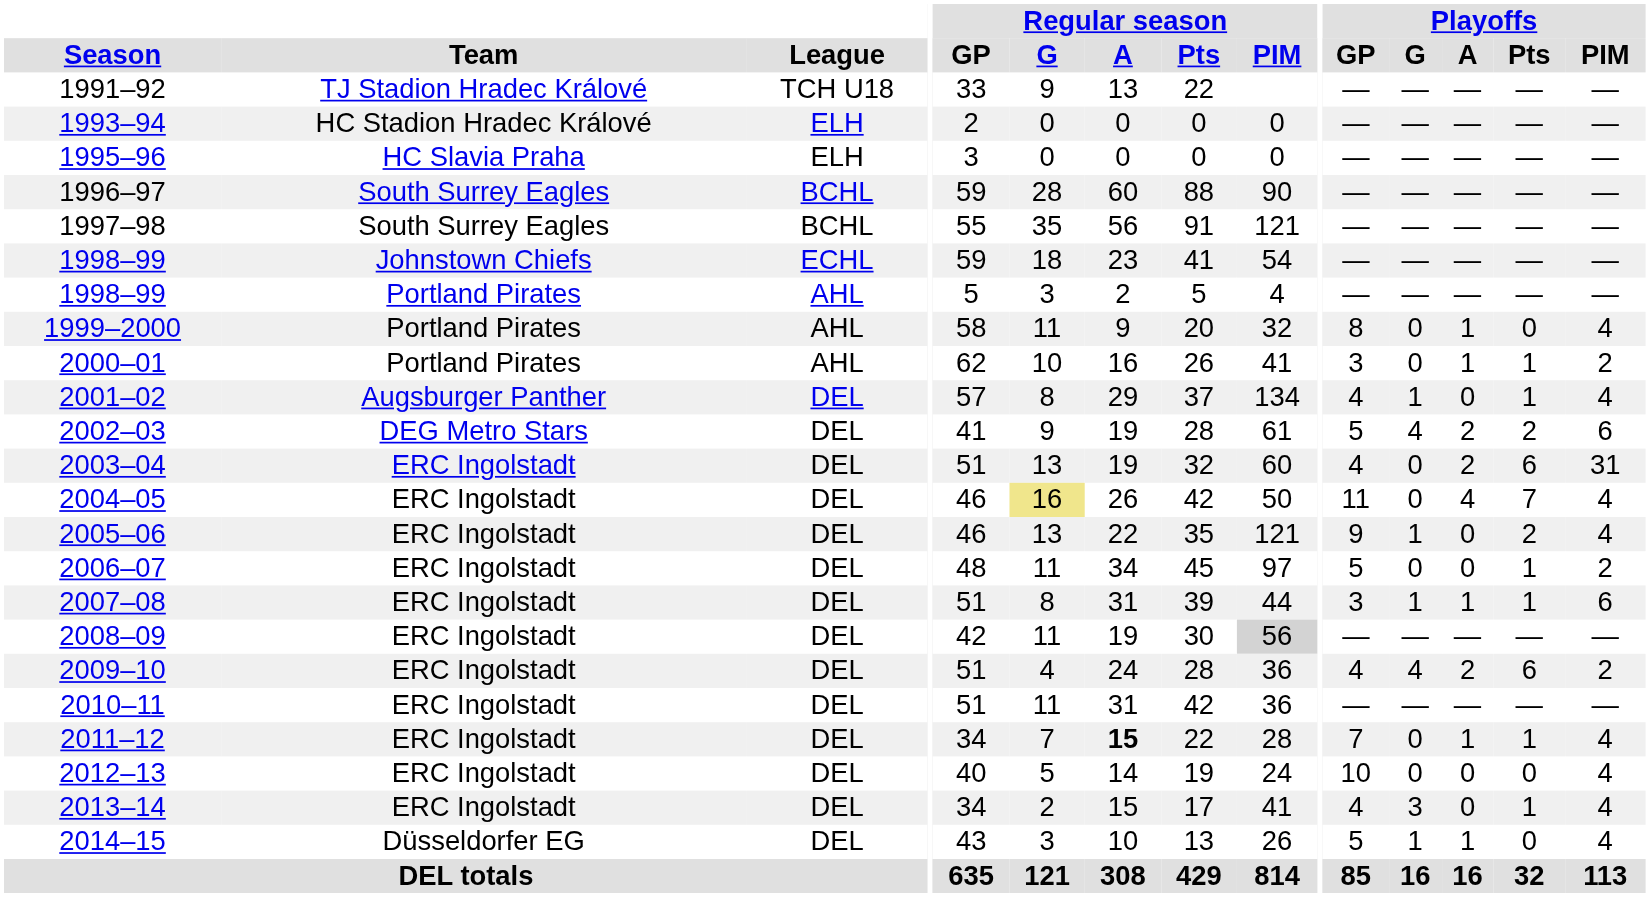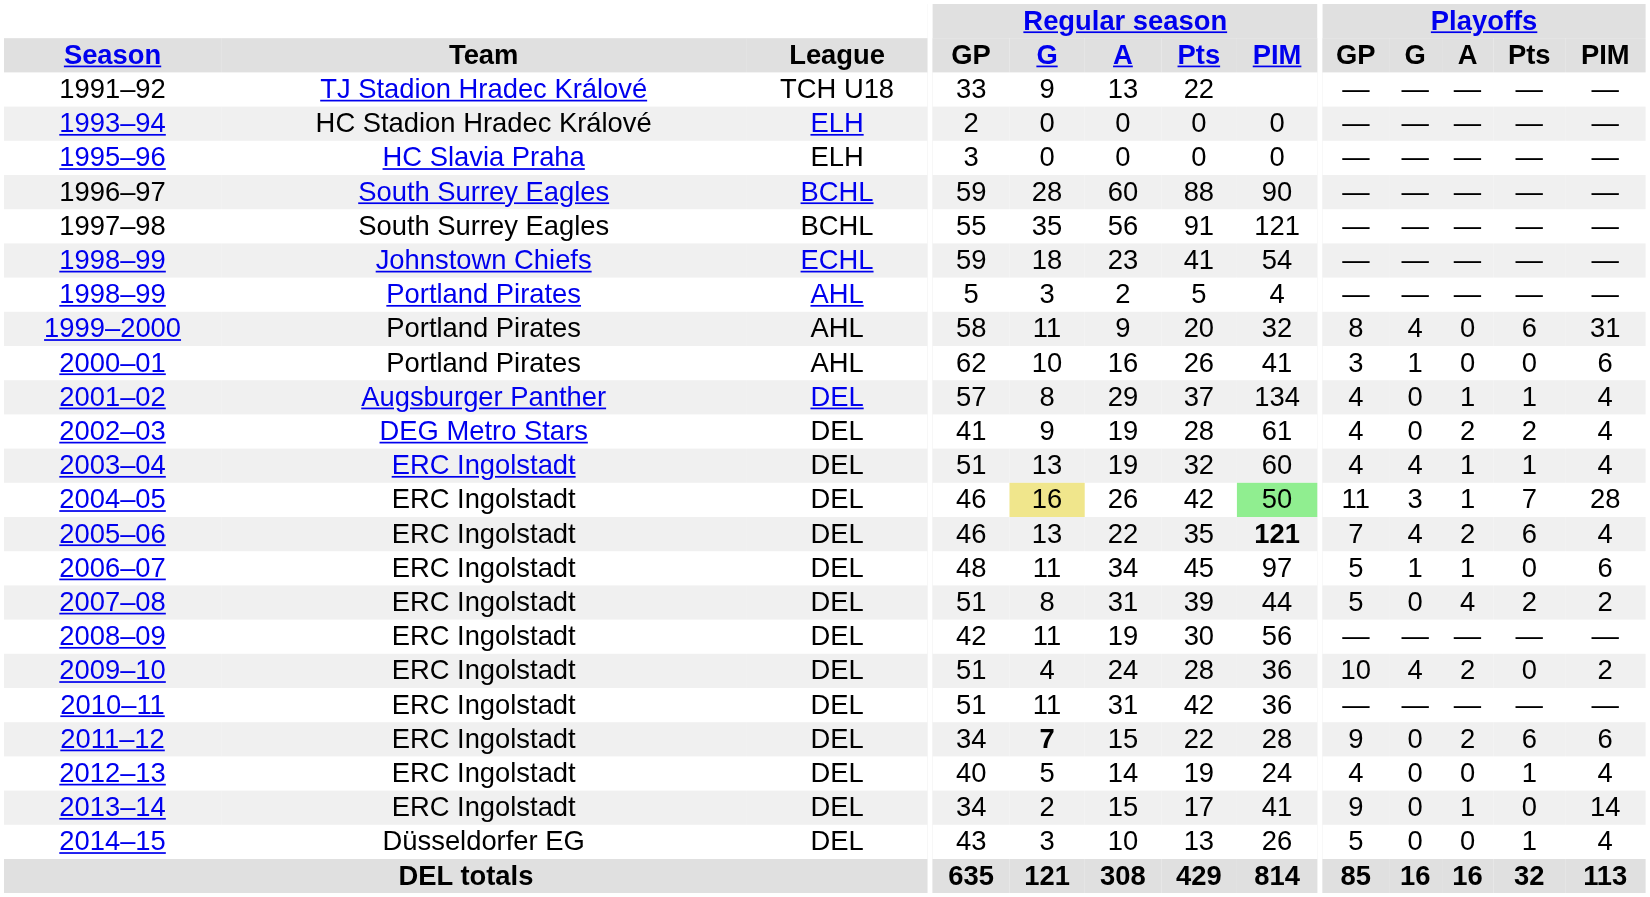(1415, 328) 0 -> (1415, 328) 4
(1468, 328) 1 -> (1468, 328) 0
(1529, 328) 0 -> (1529, 328) 6
(1605, 328) 4 -> (1605, 328) 31
(1415, 362) 0 -> (1415, 362) 1
(1468, 362) 1 -> (1468, 362) 0
(1529, 362) 1 -> (1529, 362) 0
(1605, 362) 2 -> (1605, 362) 6
(1415, 396) 1 -> (1415, 396) 0
(1468, 396) 0 -> (1468, 396) 1
(1356, 431) 5 -> (1356, 431) 4
(1415, 431) 4 -> (1415, 431) 0
(1605, 431) 6 -> (1605, 431) 4
(1415, 465) 0 -> (1415, 465) 4
(1468, 465) 2 -> (1468, 465) 1
(1529, 465) 6 -> (1529, 465) 1
(1605, 465) 31 -> (1605, 465) 4
(1277, 499) no background -> (1277, 499) lightgreen background
(1415, 499) 0 -> (1415, 499) 3
(1468, 499) 4 -> (1468, 499) 1
(1605, 499) 4 -> (1605, 499) 28
(1277, 533) normal -> (1277, 533) bold
(1356, 533) 9 -> (1356, 533) 7
(1415, 533) 1 -> (1415, 533) 4
(1468, 533) 0 -> (1468, 533) 2
(1529, 533) 2 -> (1529, 533) 6
(1415, 567) 0 -> (1415, 567) 1
(1468, 567) 0 -> (1468, 567) 1
(1529, 567) 1 -> (1529, 567) 0
(1605, 567) 2 -> (1605, 567) 6
(1356, 602) 3 -> (1356, 602) 5
(1415, 602) 1 -> (1415, 602) 0
(1468, 602) 1 -> (1468, 602) 4
(1529, 602) 1 -> (1529, 602) 2
(1605, 602) 6 -> (1605, 602) 2
(1277, 636) lightgrey background -> (1277, 636) no background
(1356, 670) 4 -> (1356, 670) 10
(1529, 670) 6 -> (1529, 670) 0
(1047, 738) normal -> (1047, 738) bold
(1123, 738) bold -> (1123, 738) normal
(1356, 738) 7 -> (1356, 738) 9
(1468, 738) 1 -> (1468, 738) 2
(1529, 738) 1 -> (1529, 738) 6
(1605, 738) 4 -> (1605, 738) 6
(1356, 773) 10 -> (1356, 773) 4
(1529, 773) 0 -> (1529, 773) 1
(1356, 807) 4 -> (1356, 807) 9
(1415, 807) 3 -> (1415, 807) 0
(1468, 807) 0 -> (1468, 807) 1
(1529, 807) 1 -> (1529, 807) 0
(1605, 807) 4 -> (1605, 807) 14
(1415, 841) 1 -> (1415, 841) 0
(1468, 841) 1 -> (1468, 841) 0
(1529, 841) 0 -> (1529, 841) 1
